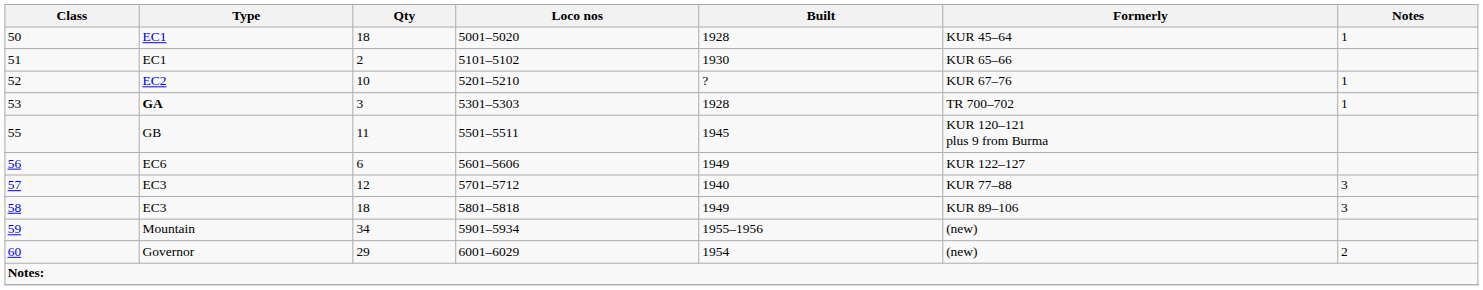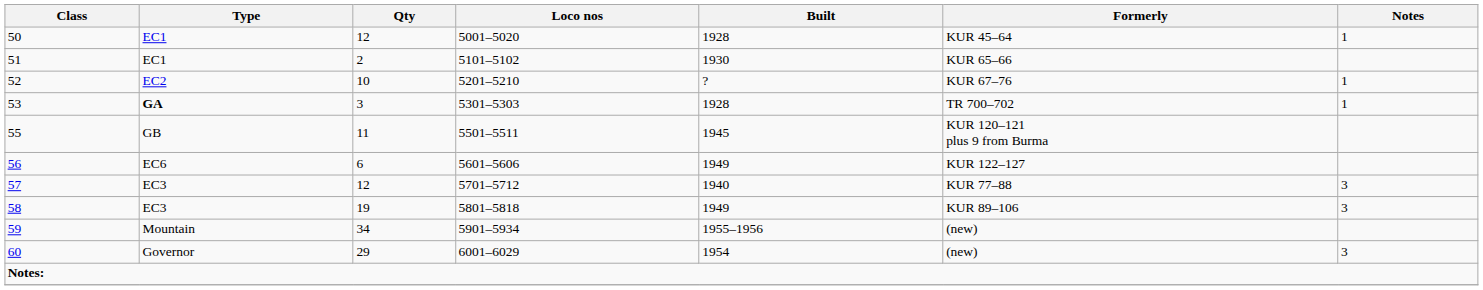(363, 37) 18 -> (363, 37) 12
(363, 207) 18 -> (363, 207) 19
(1344, 251) 2 -> (1344, 251) 3
